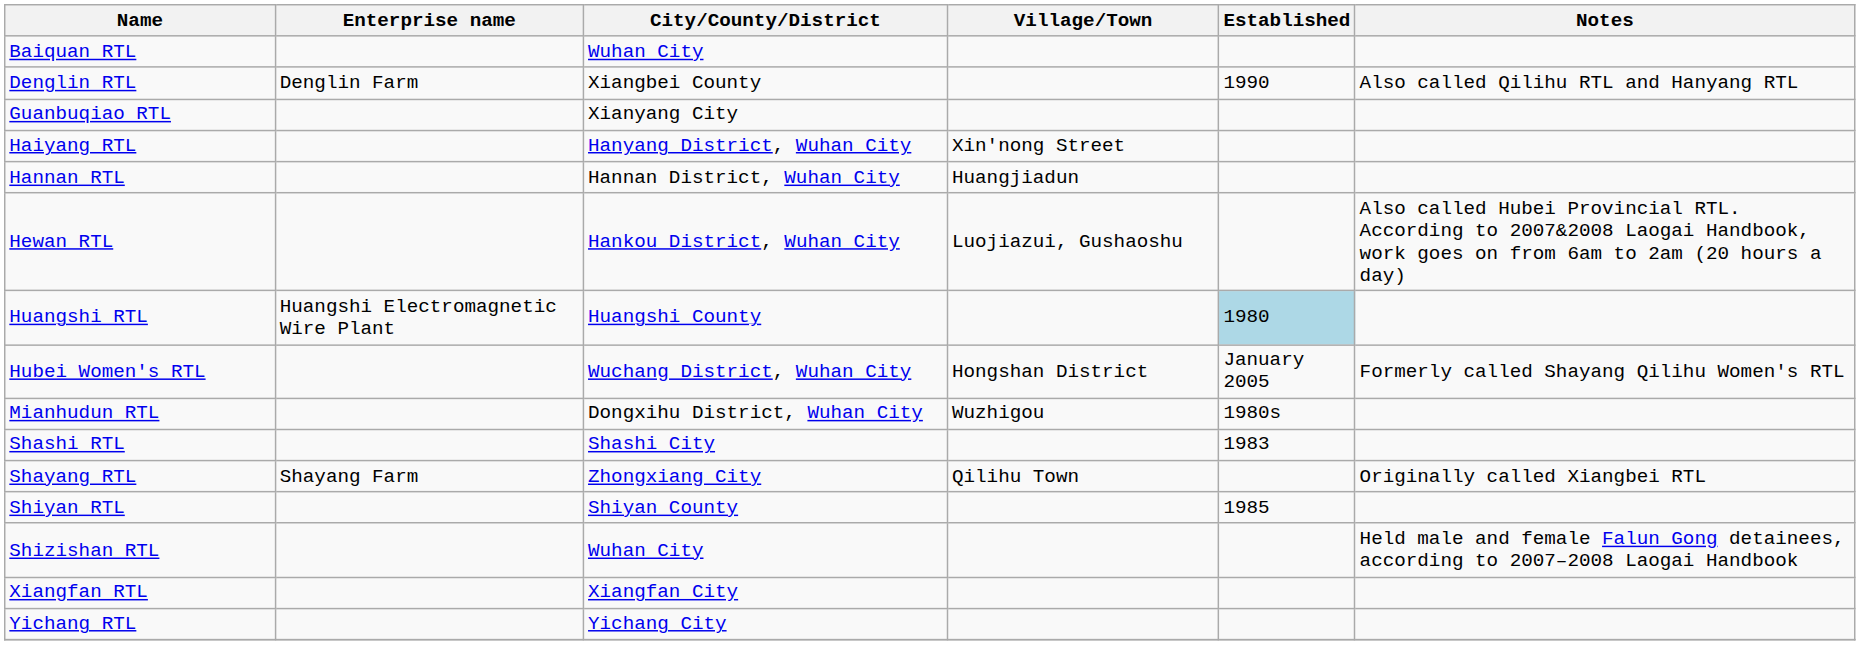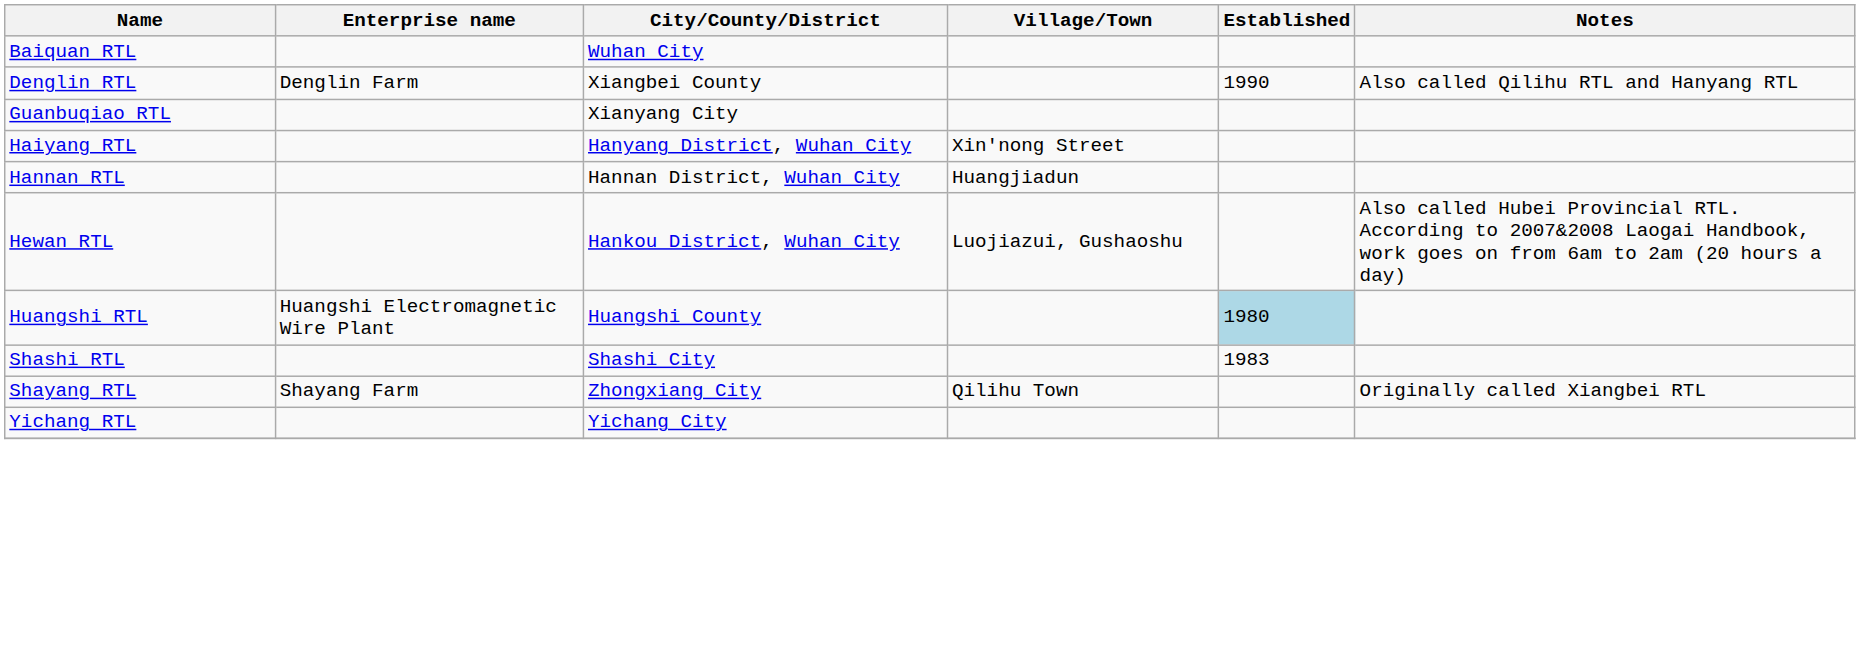- row: (107, 371)
- row: (84, 414)
- row: (67, 508)
- row: (84, 550)
- row: (79, 593)
